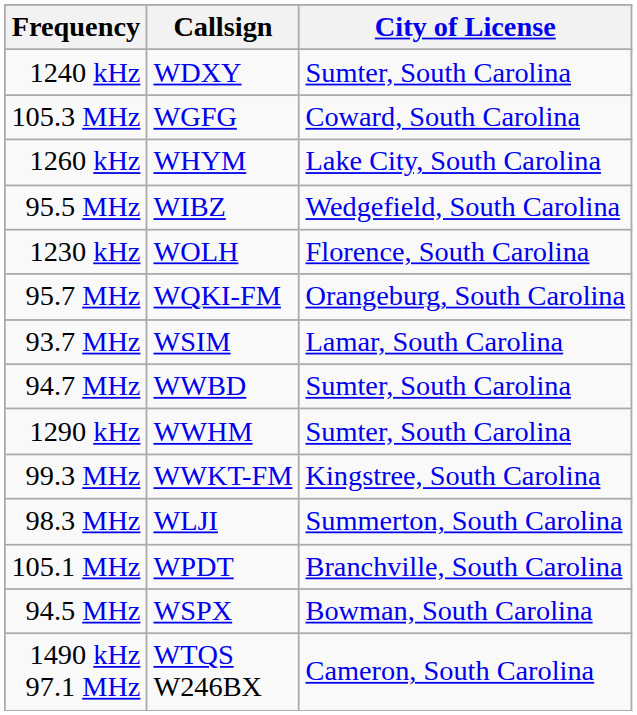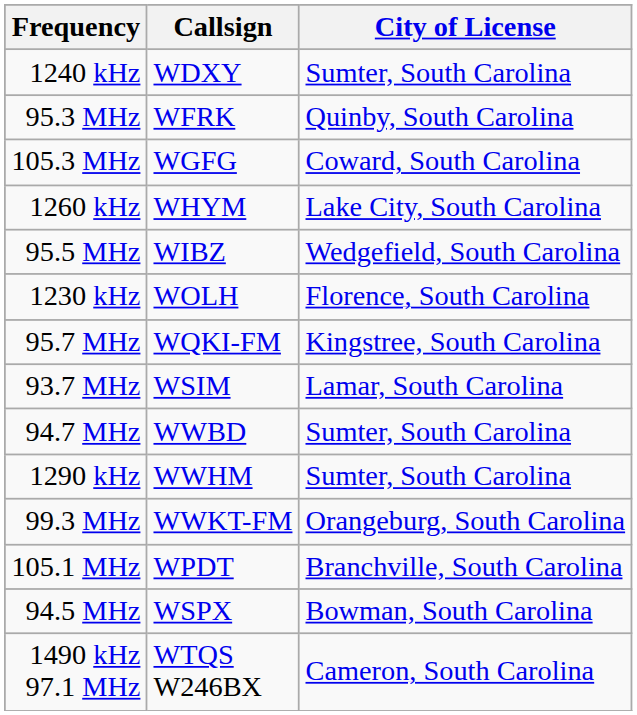+ row: (83, 116)
(465, 296) Orangeburg, South Carolina -> (453, 341) Kingstree, South Carolina
(453, 476) Kingstree, South Carolina -> (465, 521) Orangeburg, South Carolina
- row: (83, 521)
